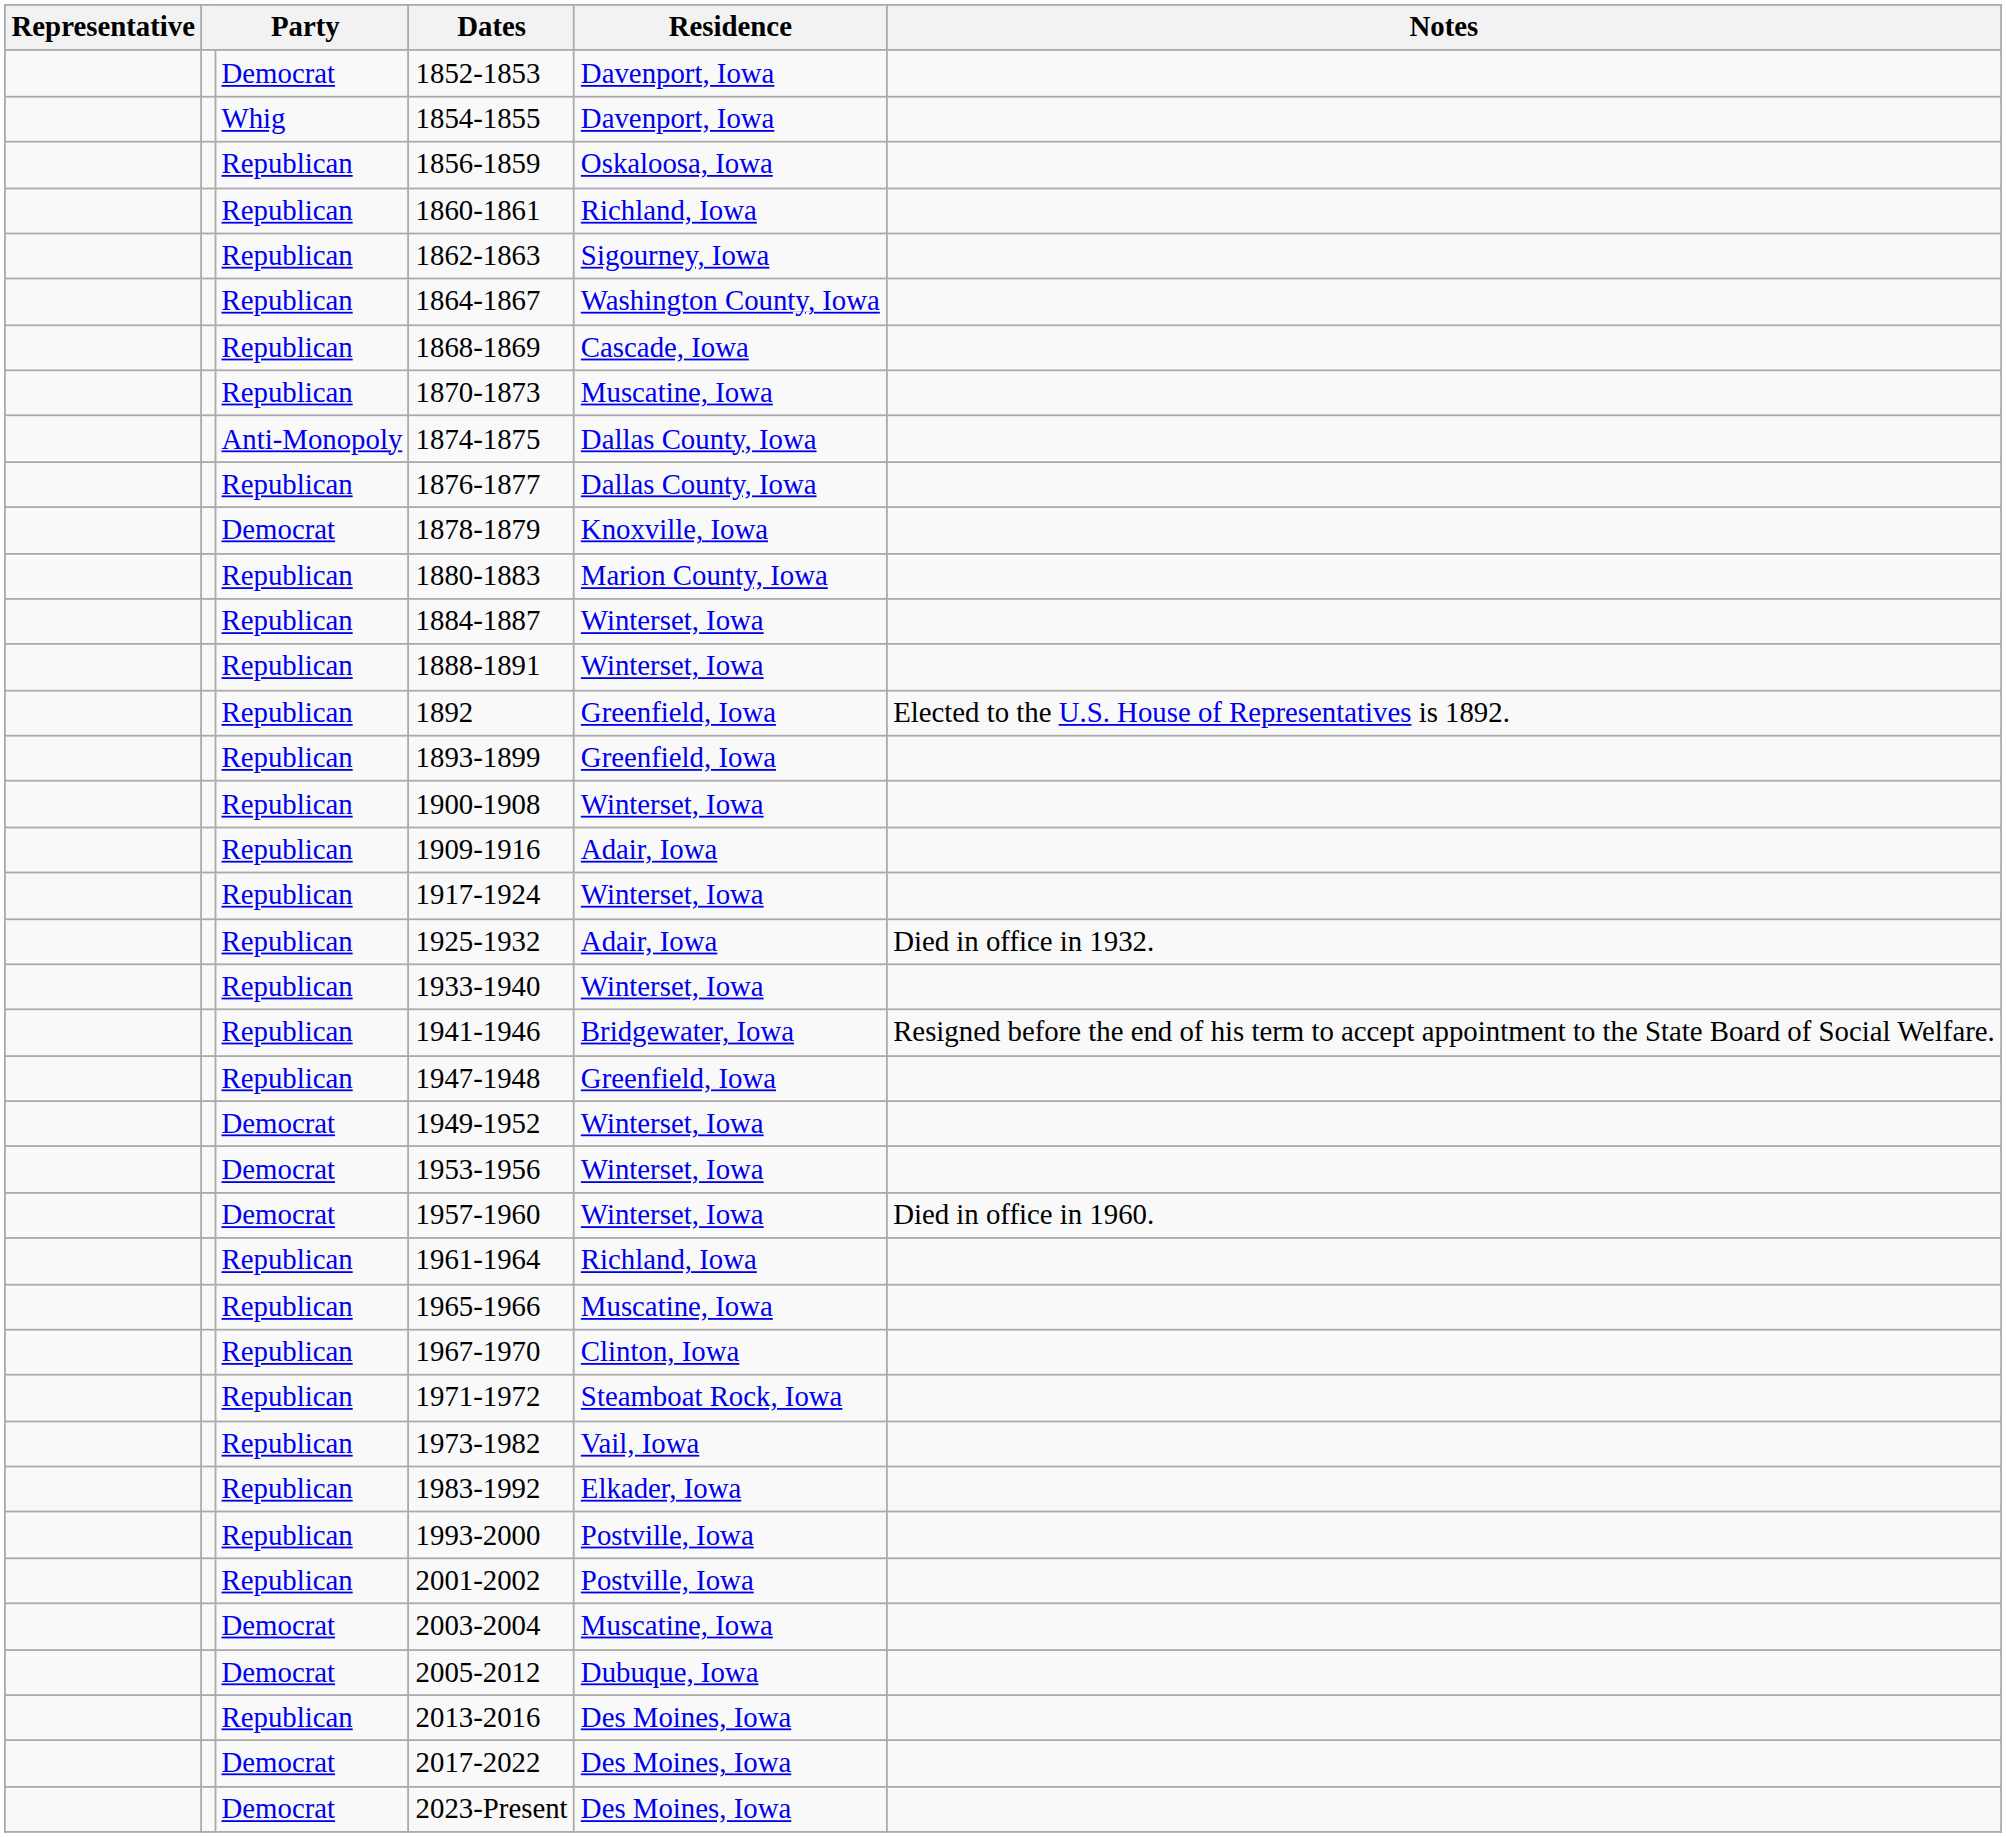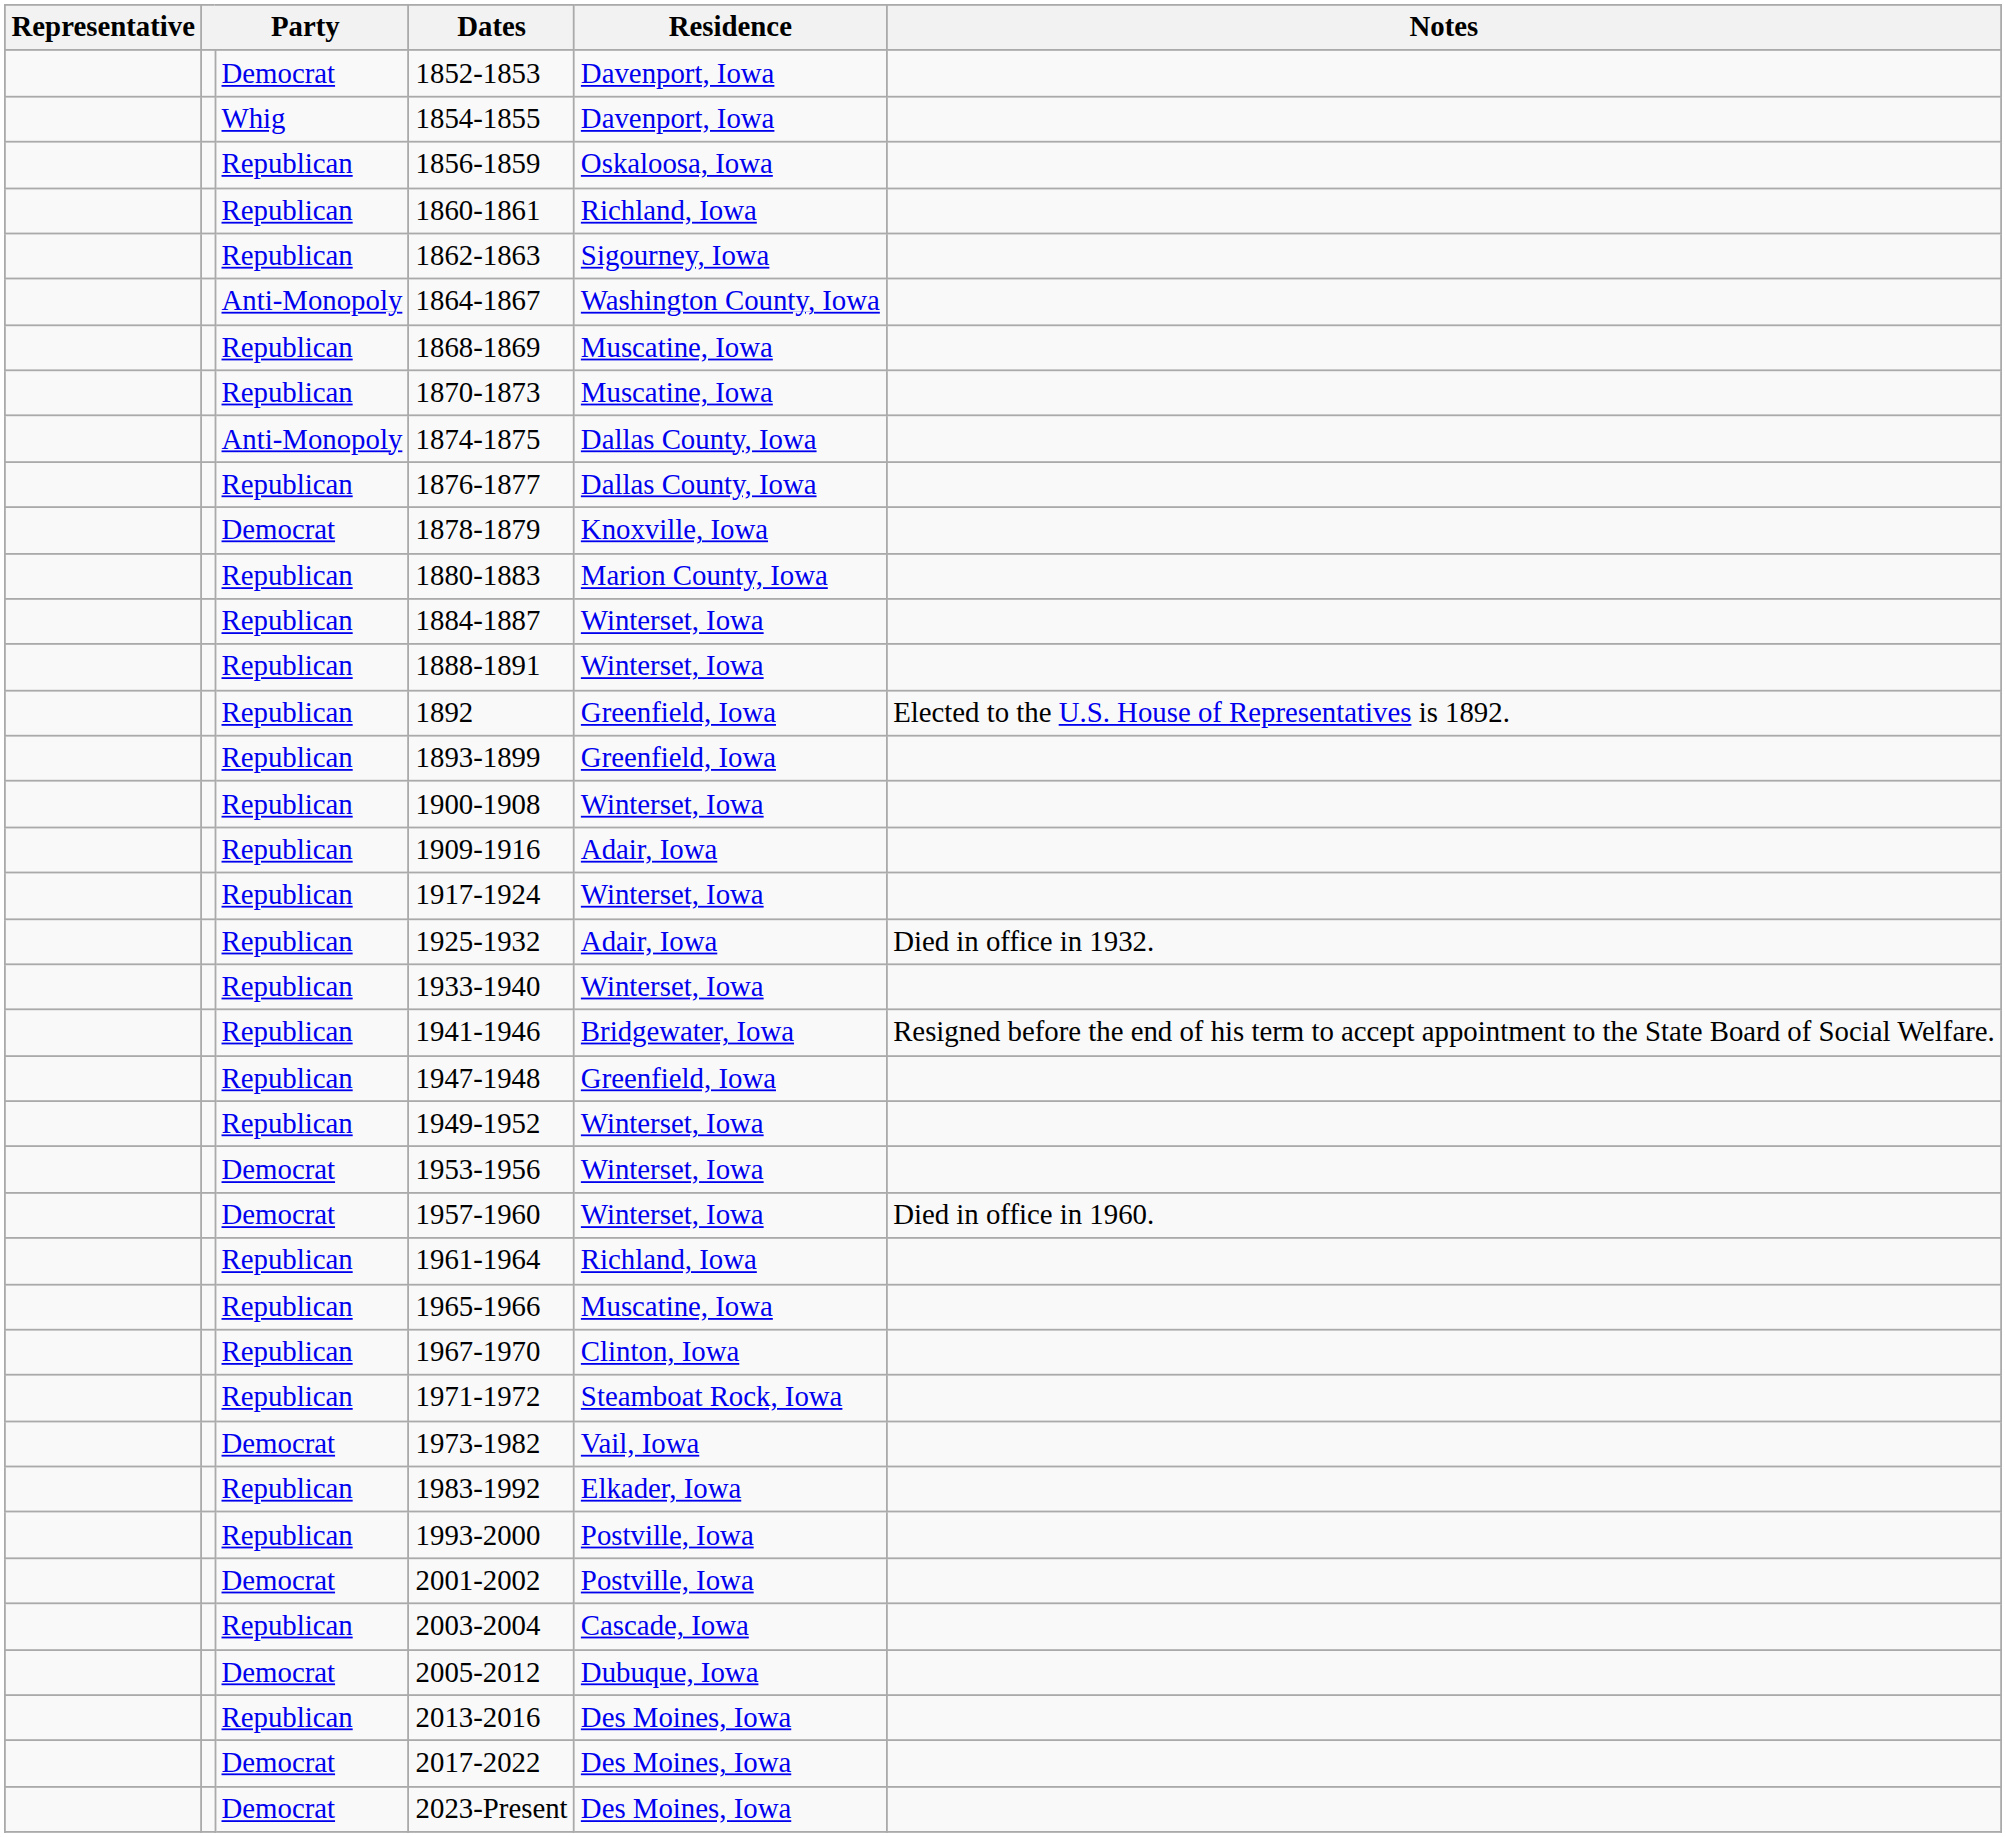(287, 301) Republican -> (312, 301) Anti-Monopoly
(665, 347) Cascade, Iowa -> (677, 347) Muscatine, Iowa
(278, 1123) Democrat -> (287, 1123) Republican
(287, 1443) Republican -> (278, 1443) Democrat
(287, 1580) Republican -> (278, 1580) Democrat
(278, 1625) Democrat -> (287, 1625) Republican
(677, 1625) Muscatine, Iowa -> (665, 1625) Cascade, Iowa
